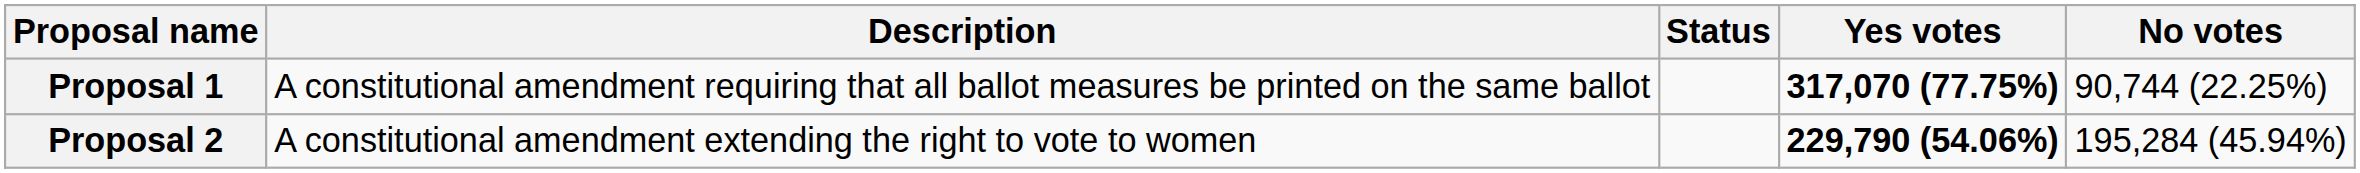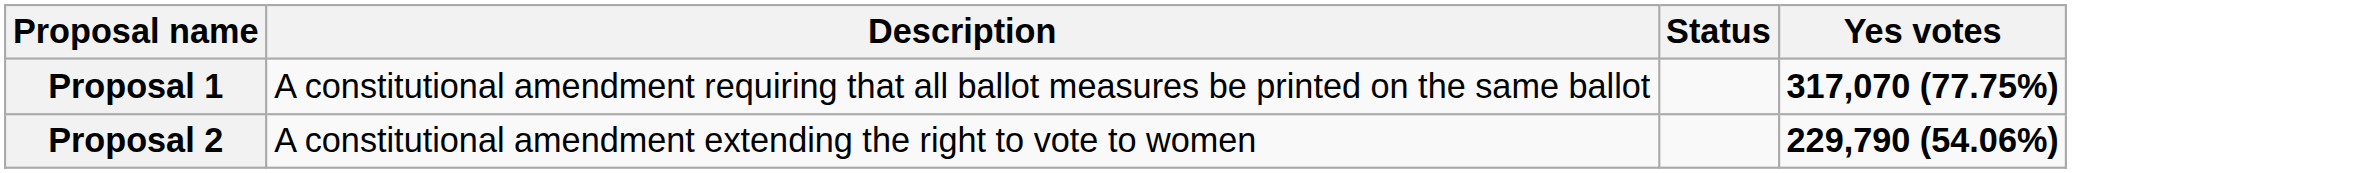- column: (2211, 31)
